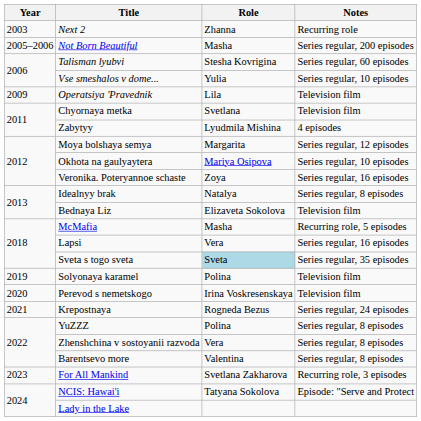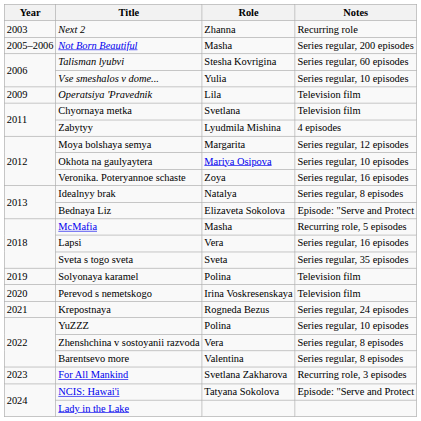(329, 210) Television film -> (356, 210) Episode: "Serve and Protect
(216, 260) lightblue background -> (216, 260) no background
(350, 326) Series regular, 8 episodes -> (353, 326) Series regular, 10 episodes
